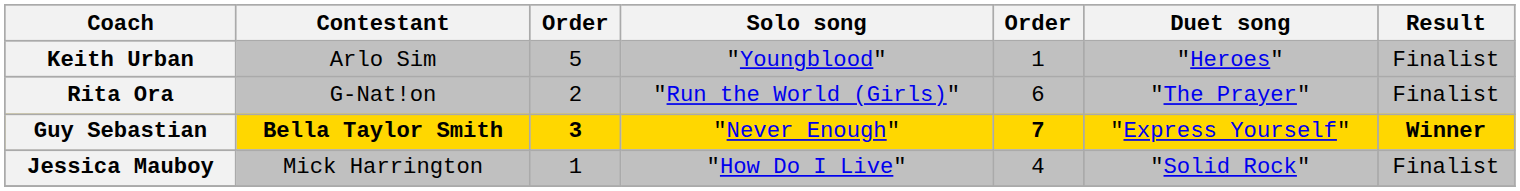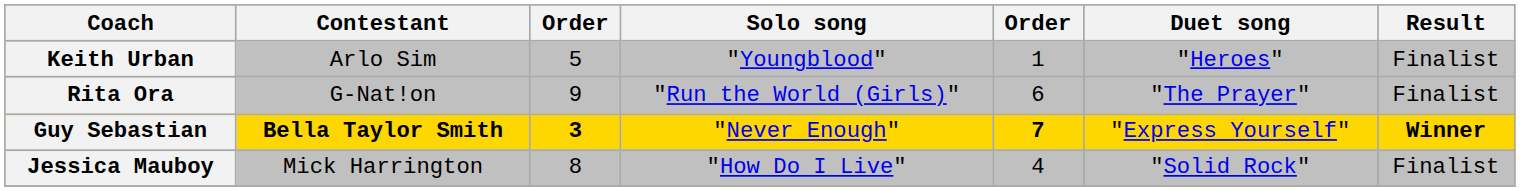(575, 95) 2 -> (575, 95) 9
(575, 168) 1 -> (575, 168) 8
